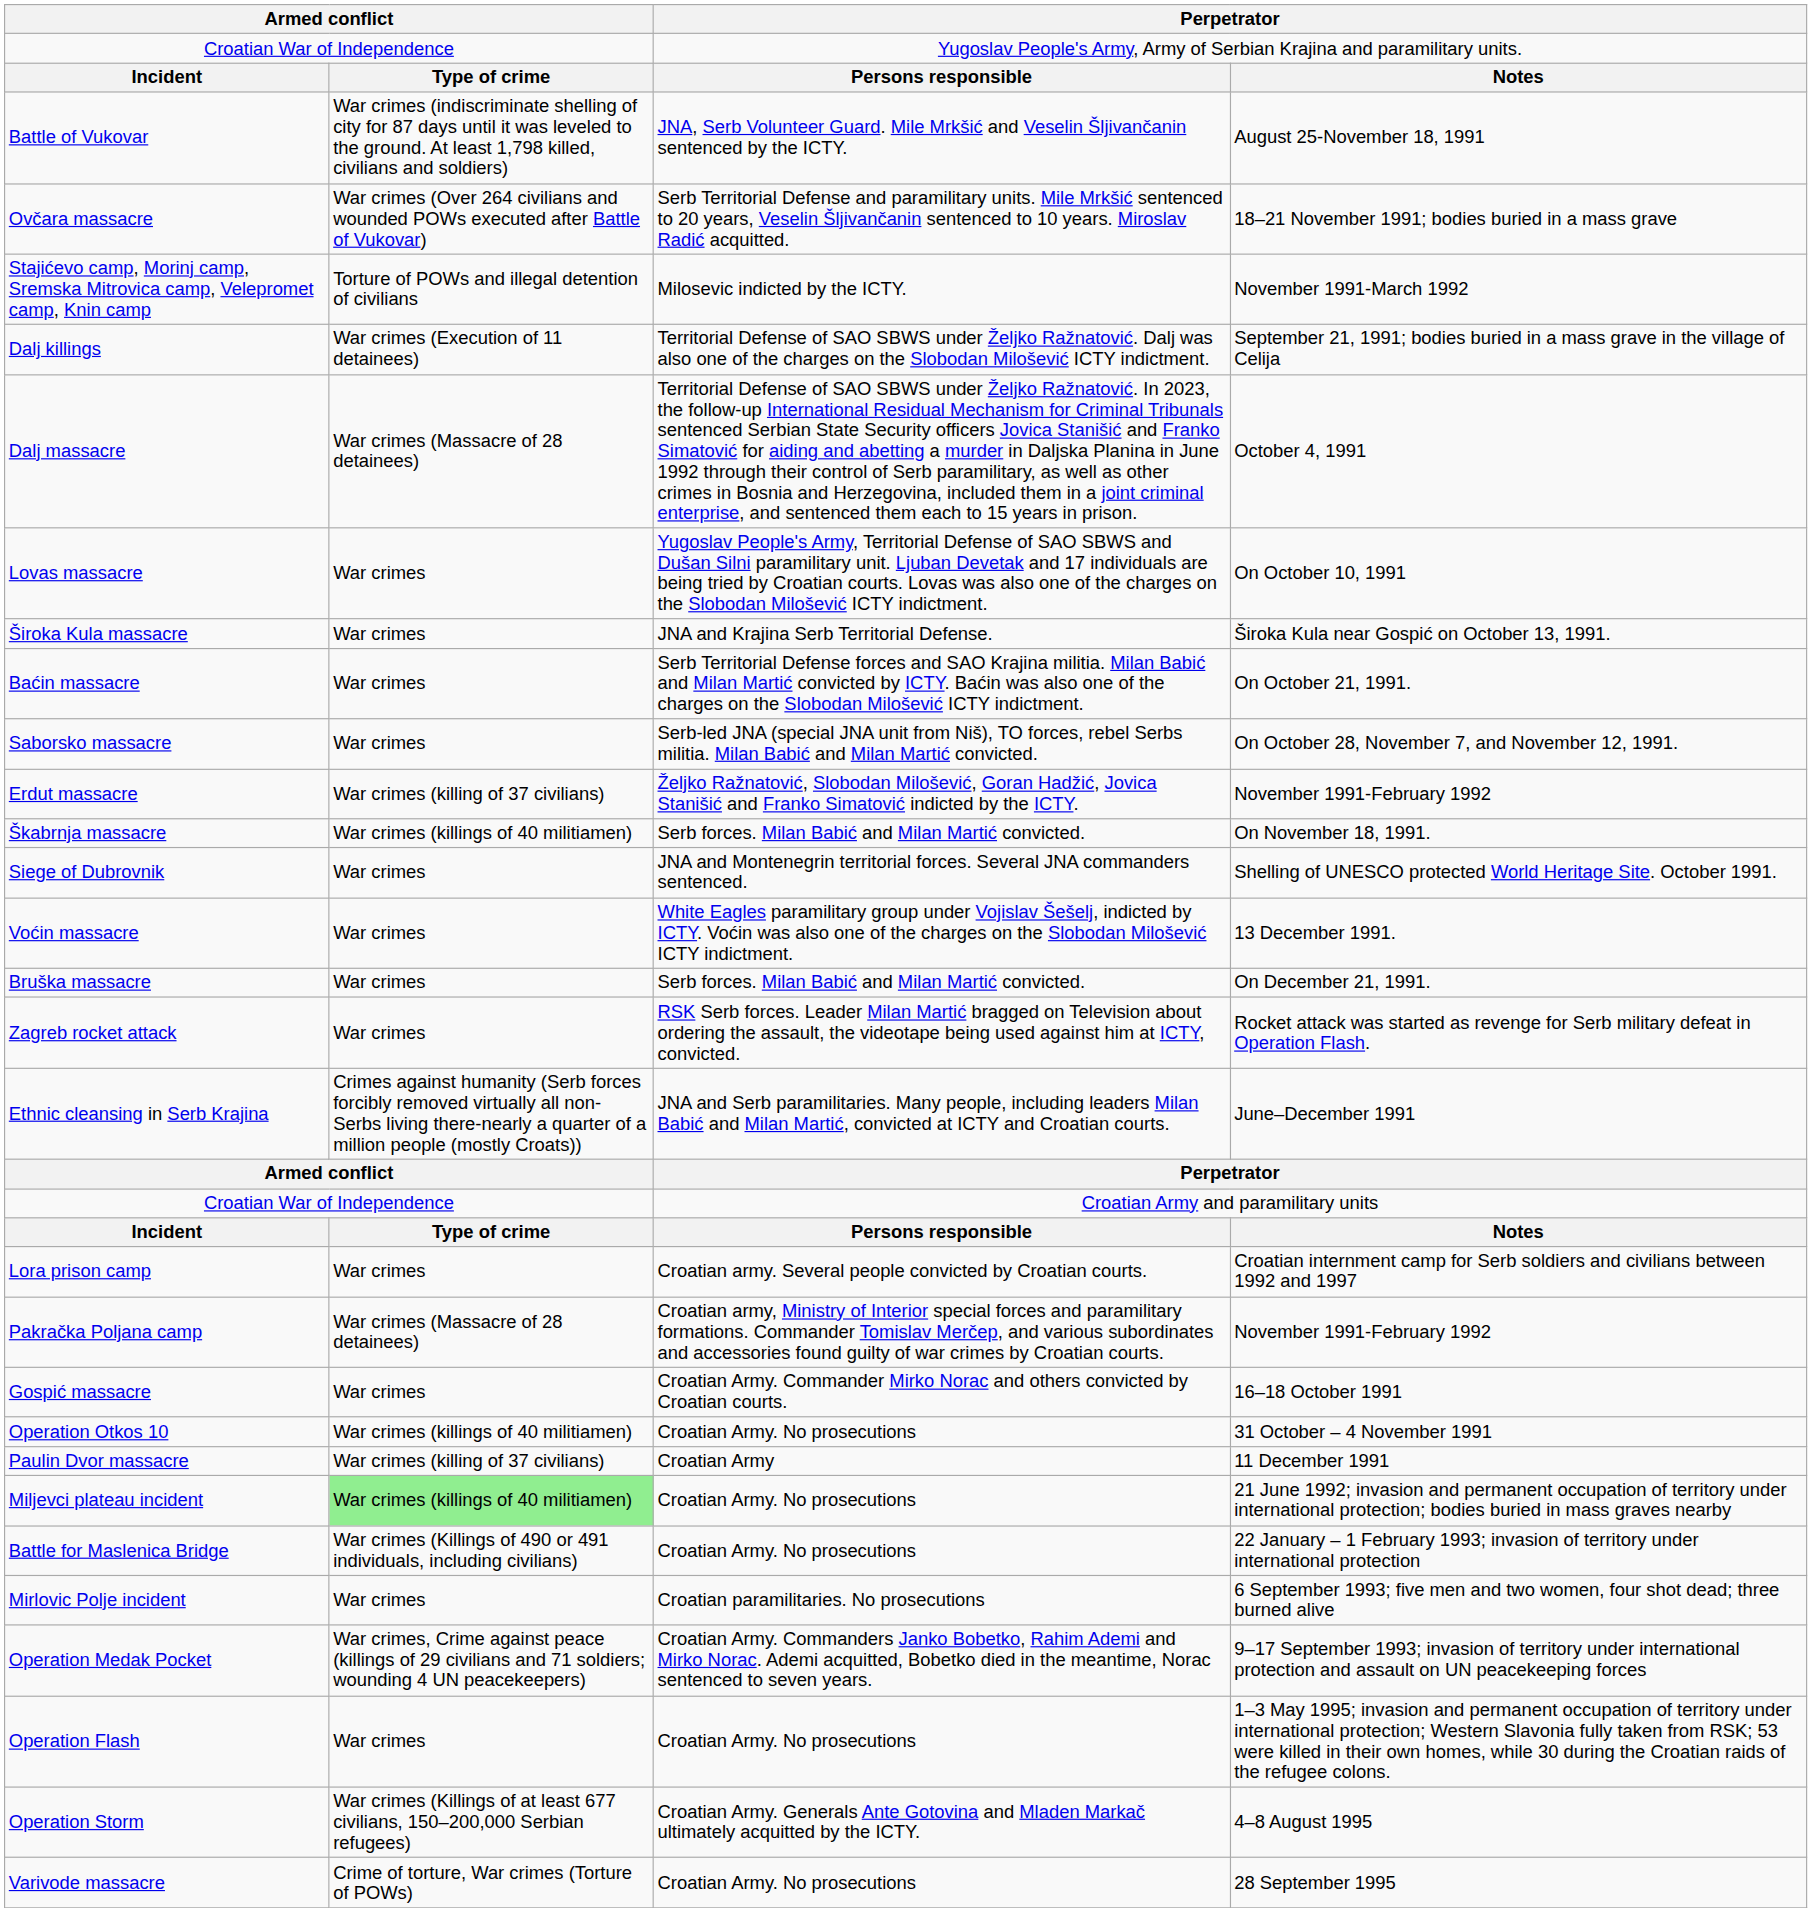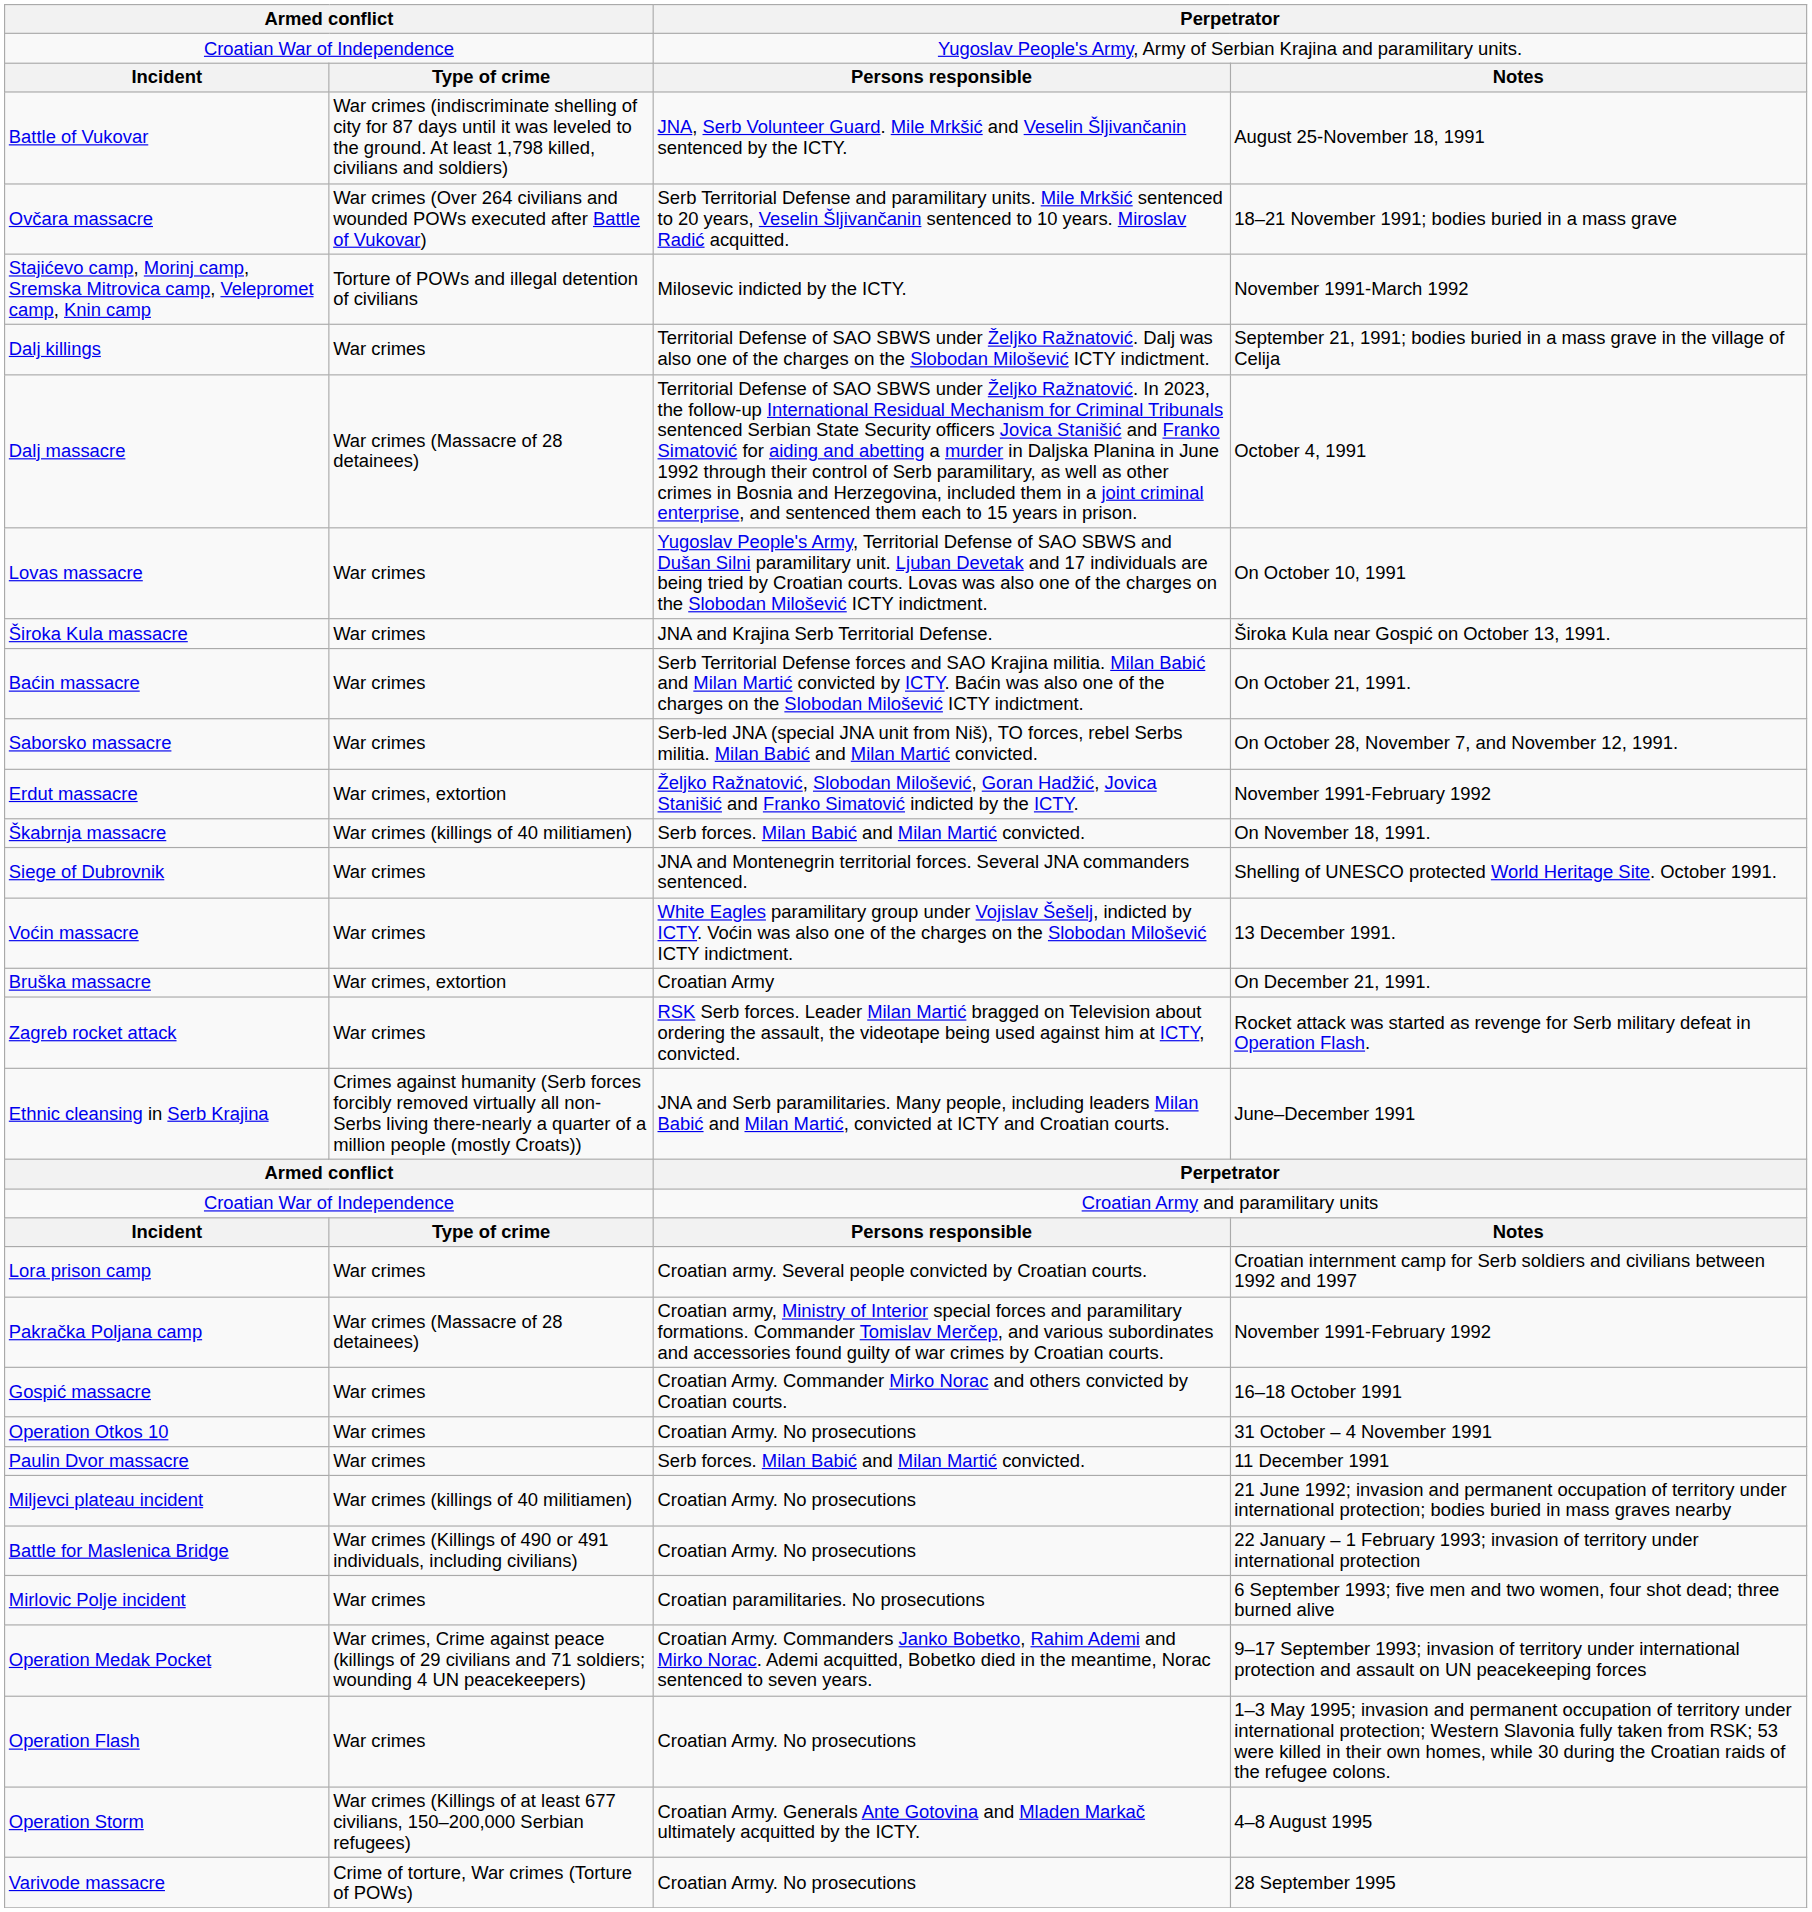(448, 349) War crimes (Execution of 11 detainees) -> (379, 349) War crimes
(469, 793) War crimes (killing of 37 civilians) -> (420, 793) War crimes, extortion
(379, 982) War crimes -> (420, 982) War crimes, extortion
(871, 982) Serb forces. Milan Babić and Milan Martić convicted. -> (716, 982) Croatian Army
(483, 1431) War crimes (killings of 40 militiamen) -> (379, 1431) War crimes
(469, 1460) War crimes (killing of 37 civilians) -> (379, 1460) War crimes
(716, 1460) Croatian Army -> (871, 1460) Serb forces. Milan Babić and Milan Martić convicted.
(483, 1500) lightgreen background -> (483, 1500) no background
